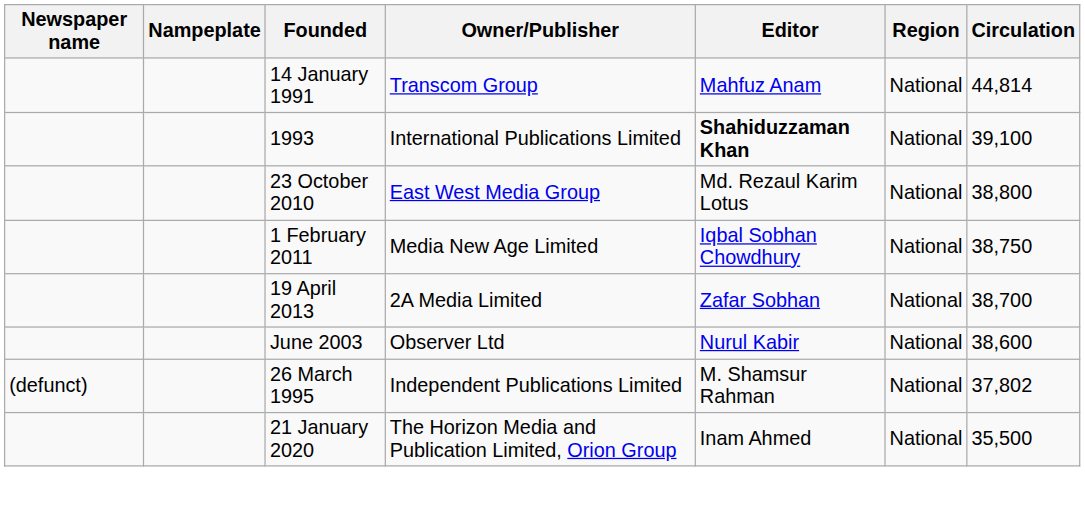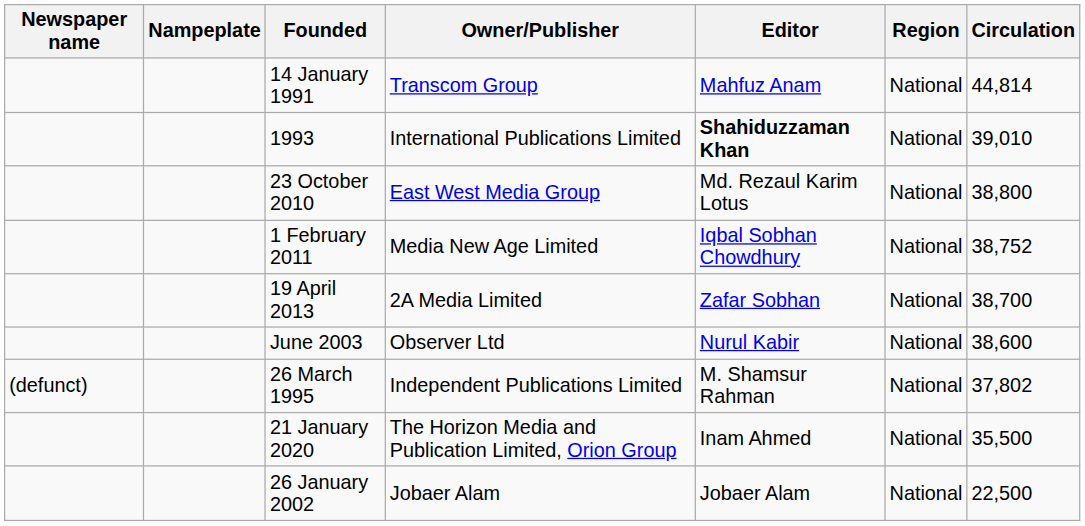(1002, 138) 39,100 -> (1002, 138) 39,010
(1002, 246) 38,750 -> (1002, 246) 38,752
+ row: (319, 493)
